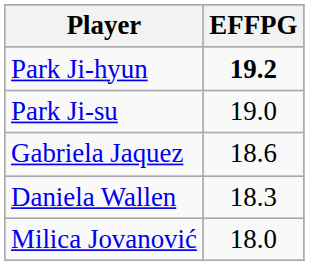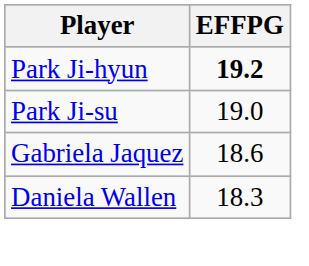- row: (104, 238)
